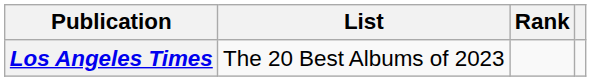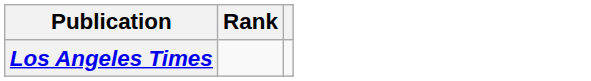- column: (364, 22)
